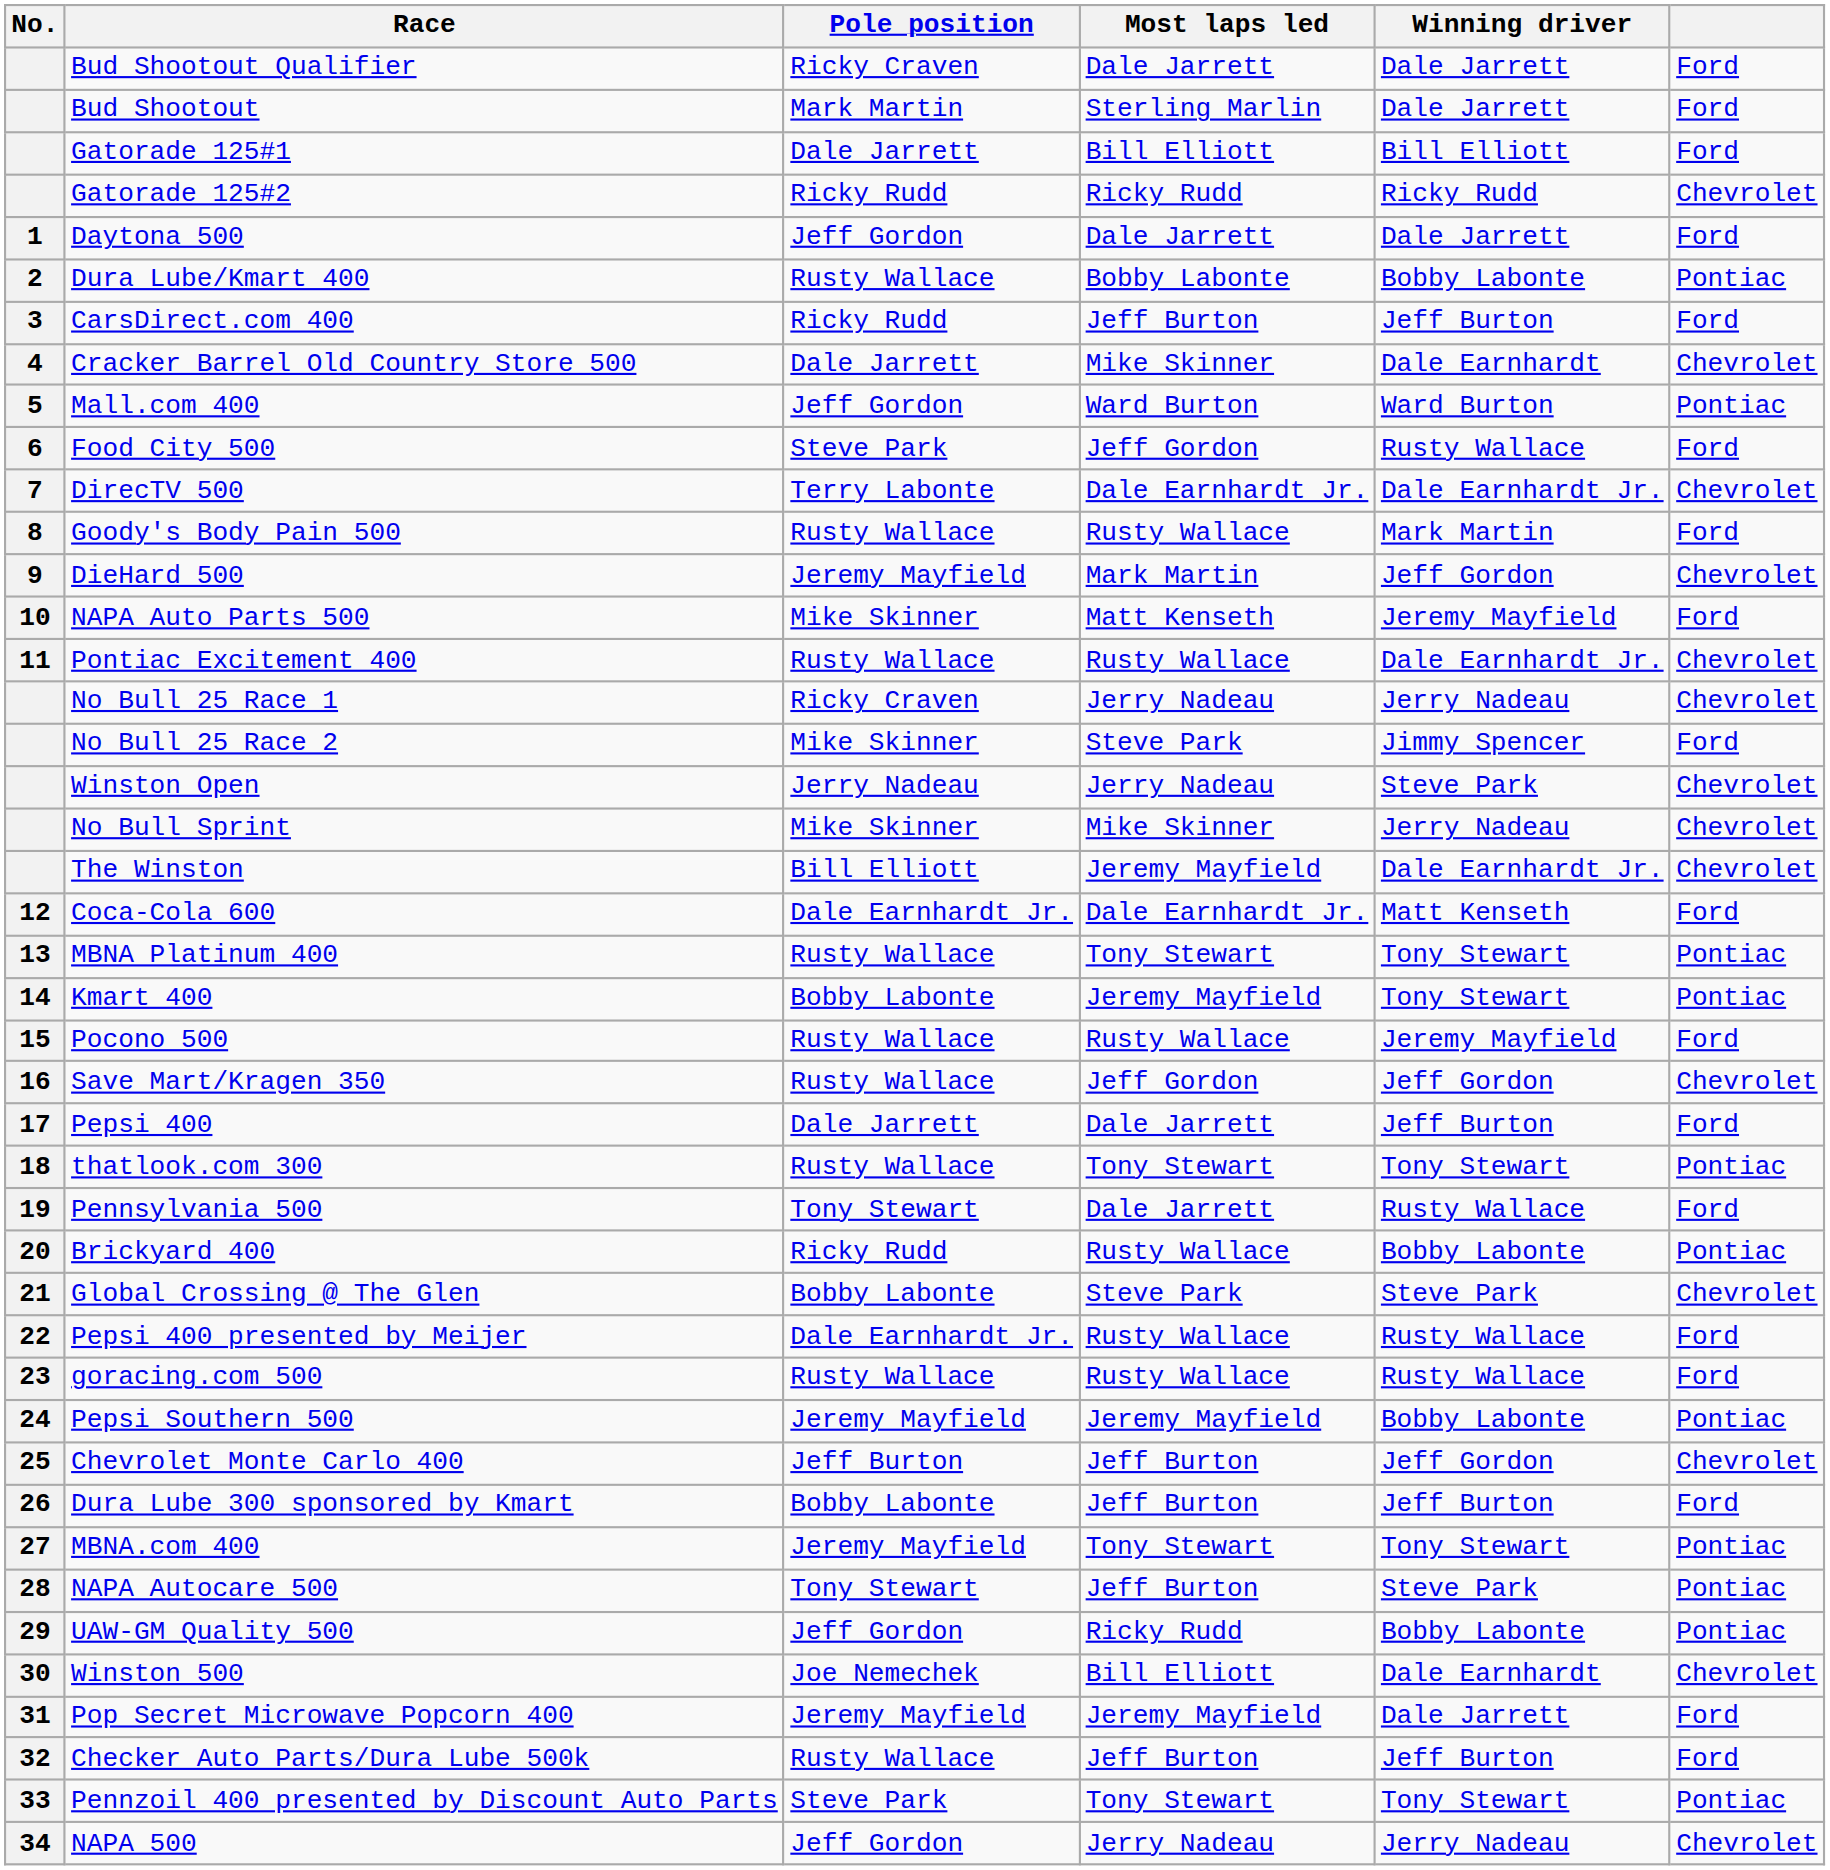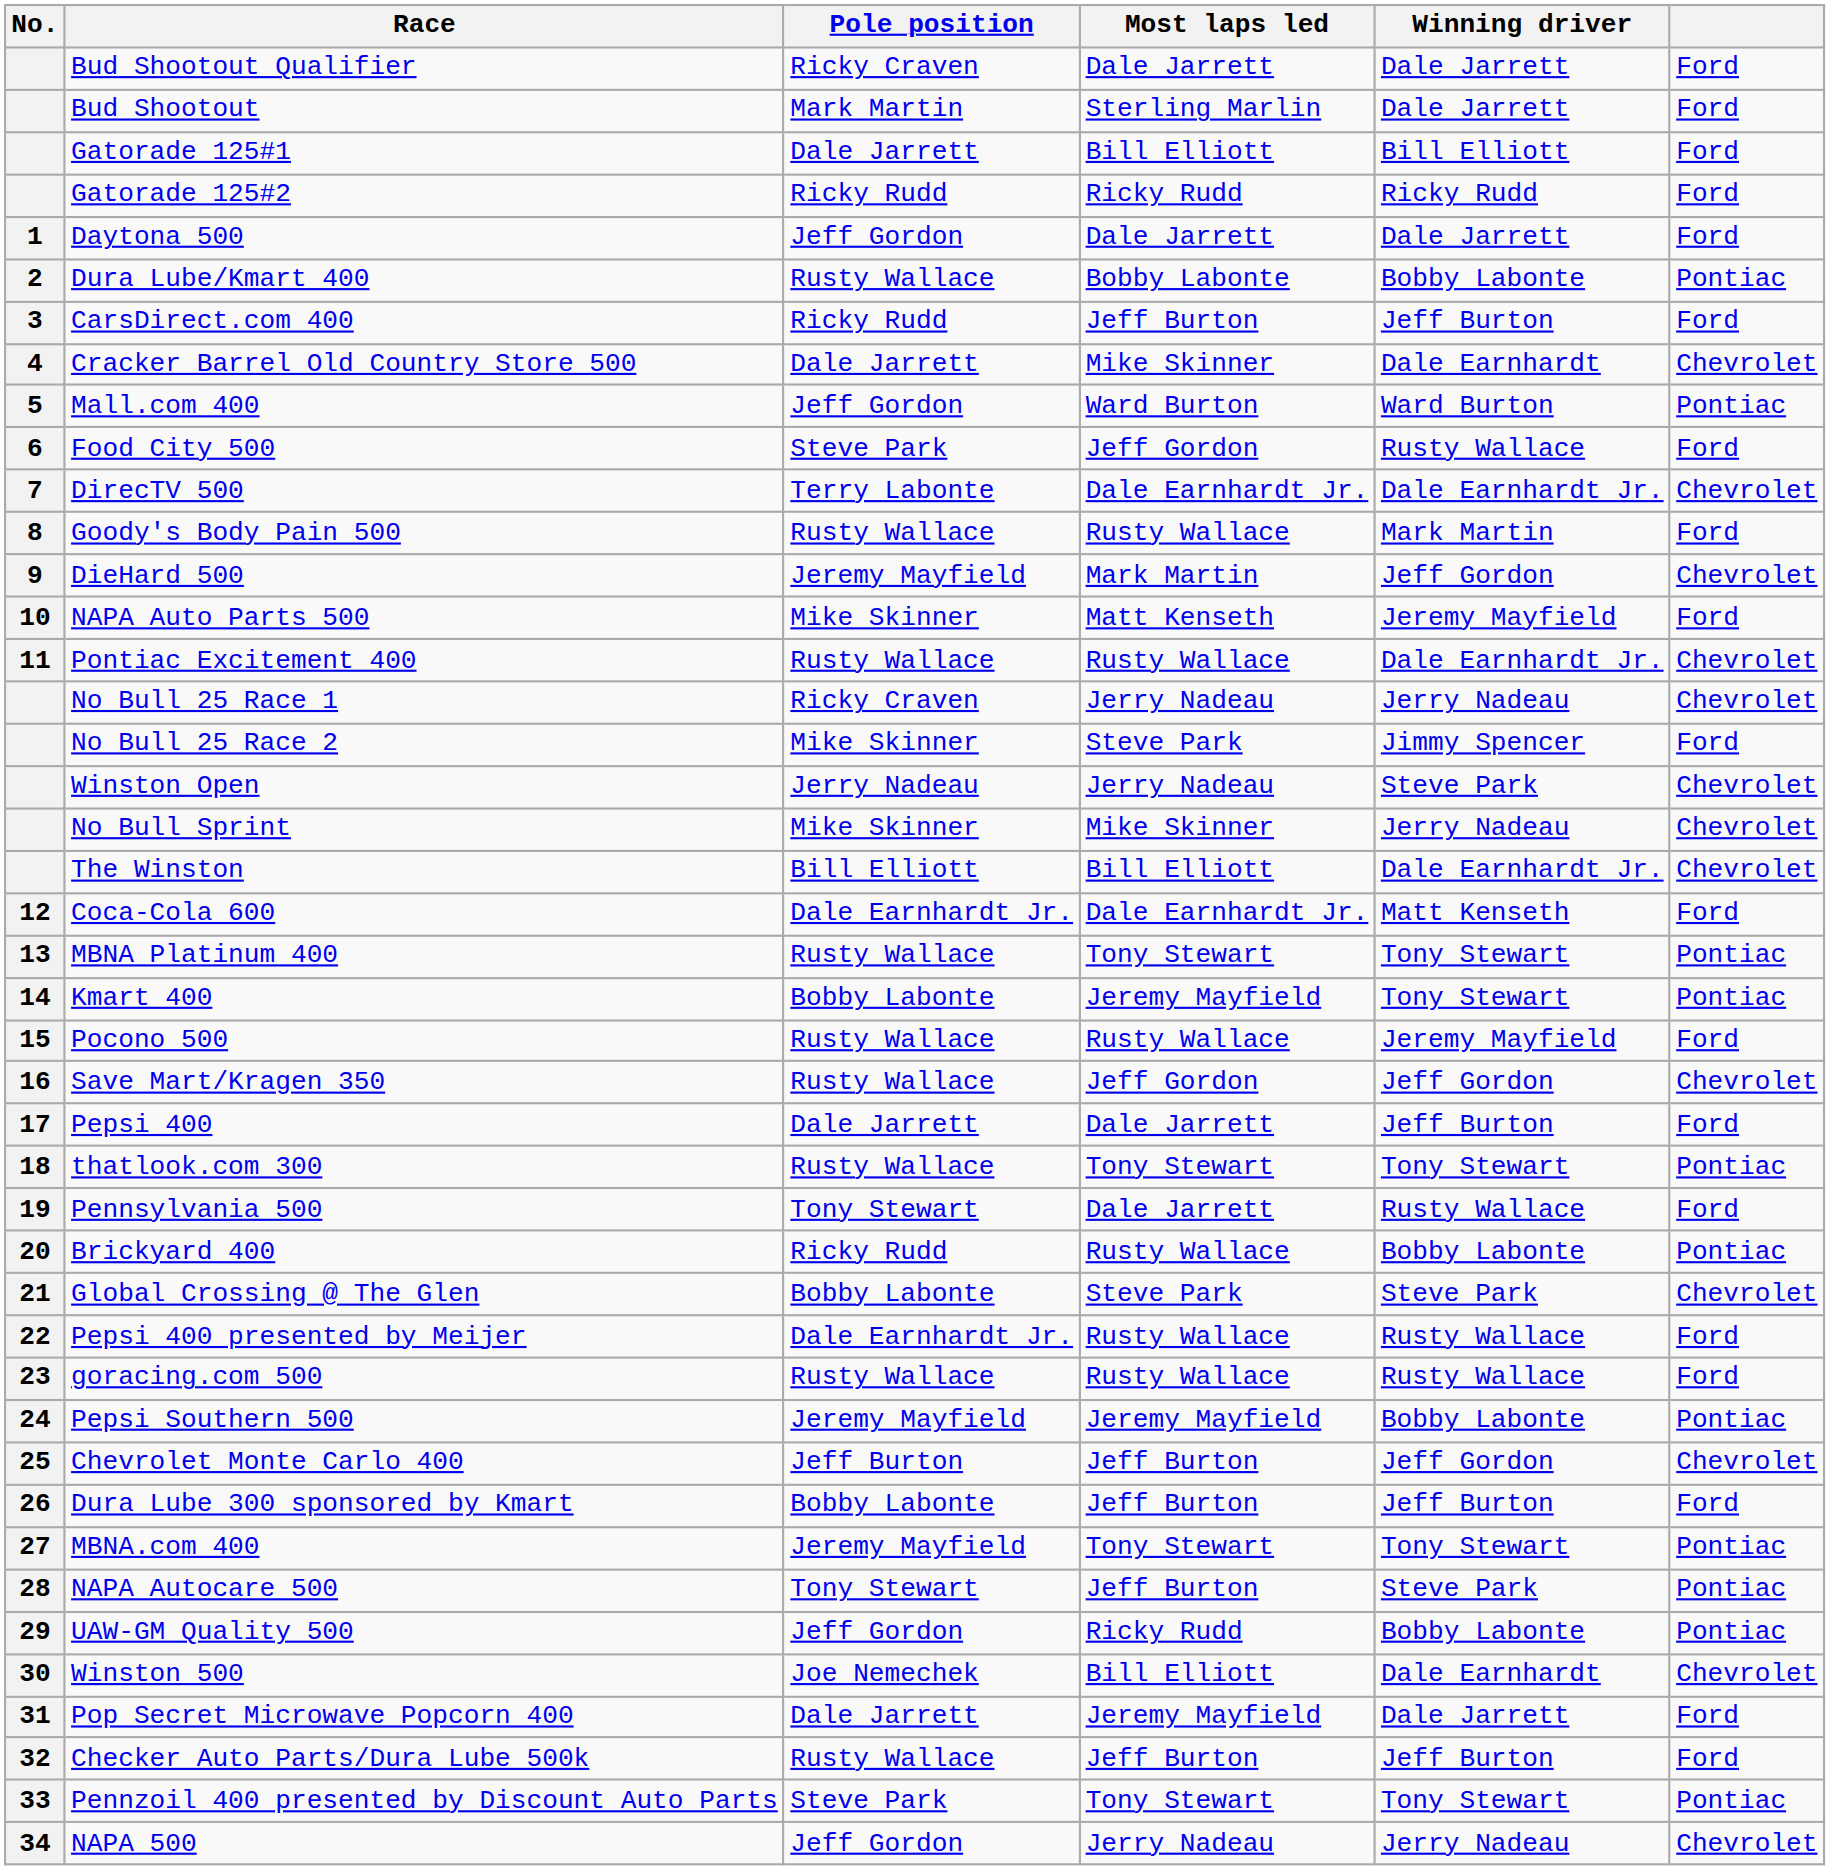(1747, 196) Chevrolet -> (1708, 196) Ford
(1203, 872) Jeremy Mayfield -> (1180, 872) Bill Elliott
(908, 1717) Jeremy Mayfield -> (885, 1717) Dale Jarrett
